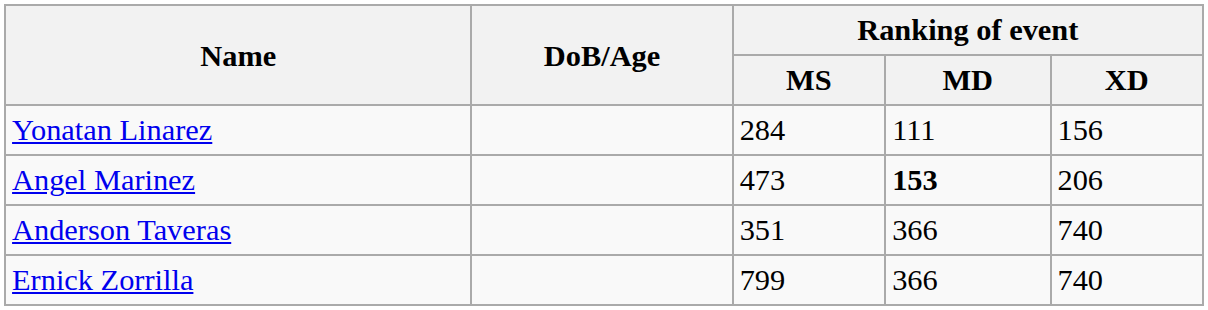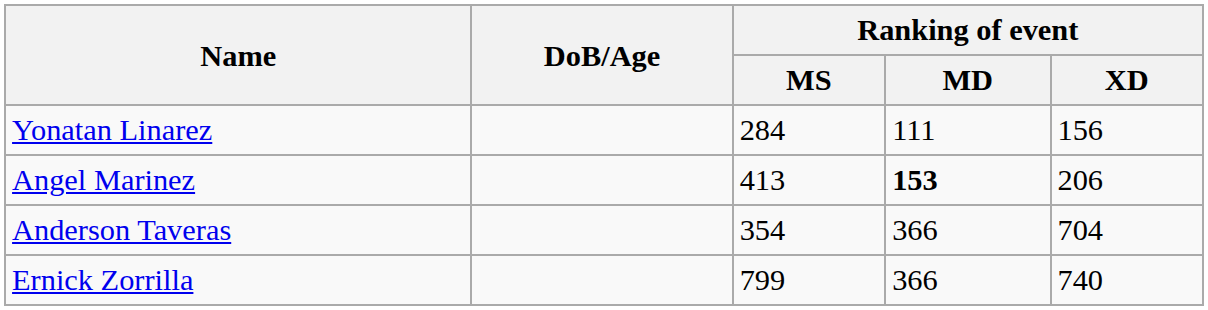(762, 180) 473 -> (762, 180) 413
(762, 230) 351 -> (762, 230) 354
(1080, 230) 740 -> (1080, 230) 704
